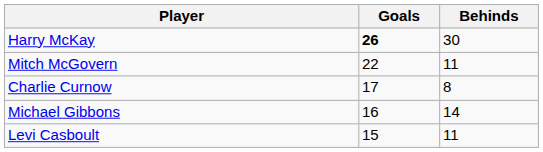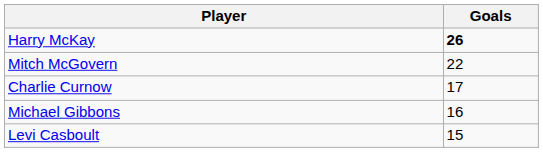- column: (489, 16)
